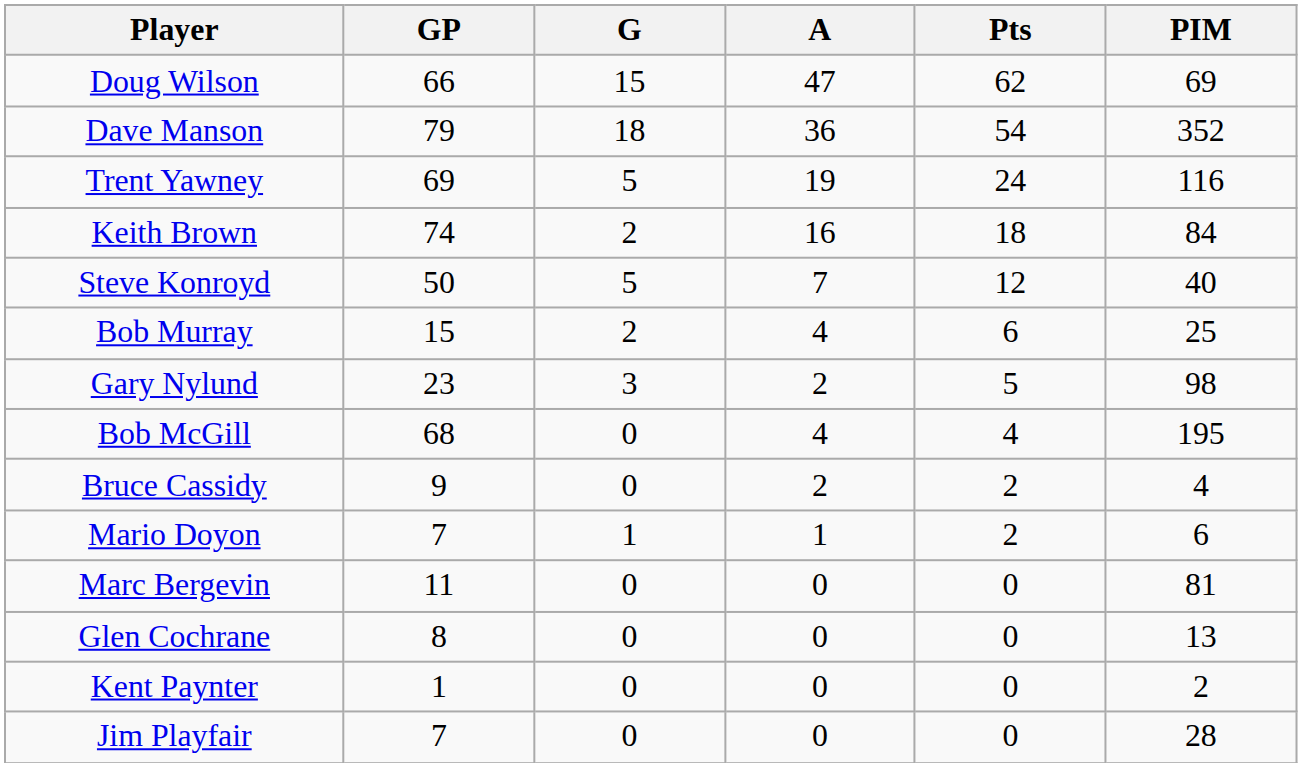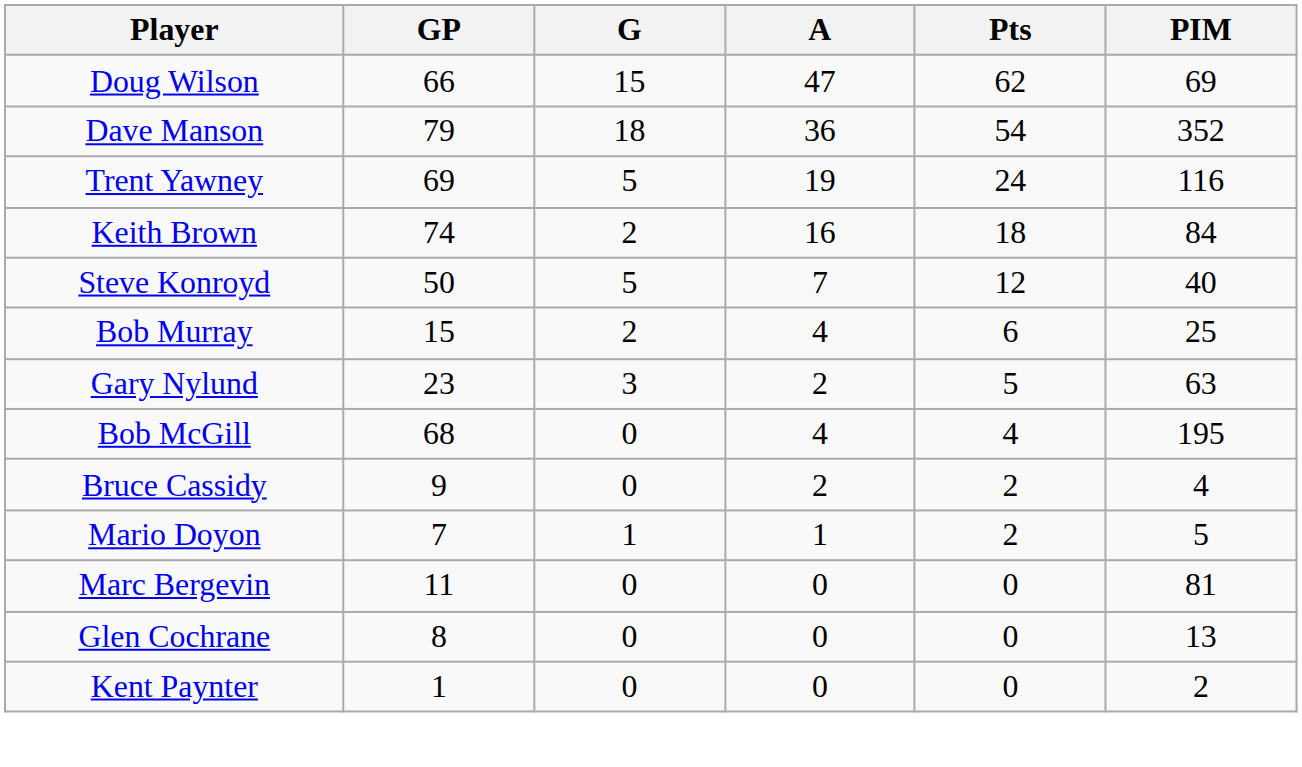(1201, 383) 98 -> (1201, 383) 63
(1201, 534) 6 -> (1201, 534) 5
- row: (174, 736)
